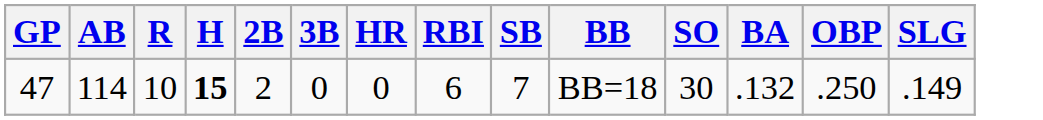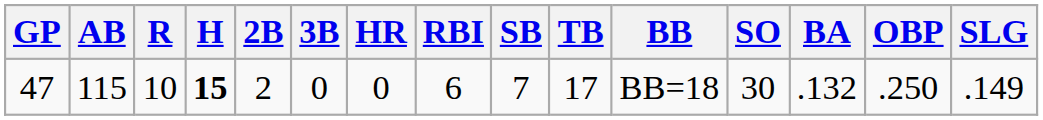+ column: (581, 31)
(102, 86) 114 -> (102, 86) 115
